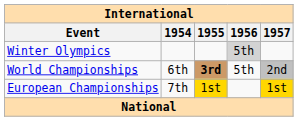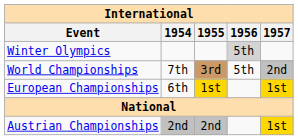(178, 70) 6th -> (178, 70) 7th
(211, 70) bold -> (211, 70) normal
(178, 88) 7th -> (178, 88) 6th
+ row: (83, 126)
